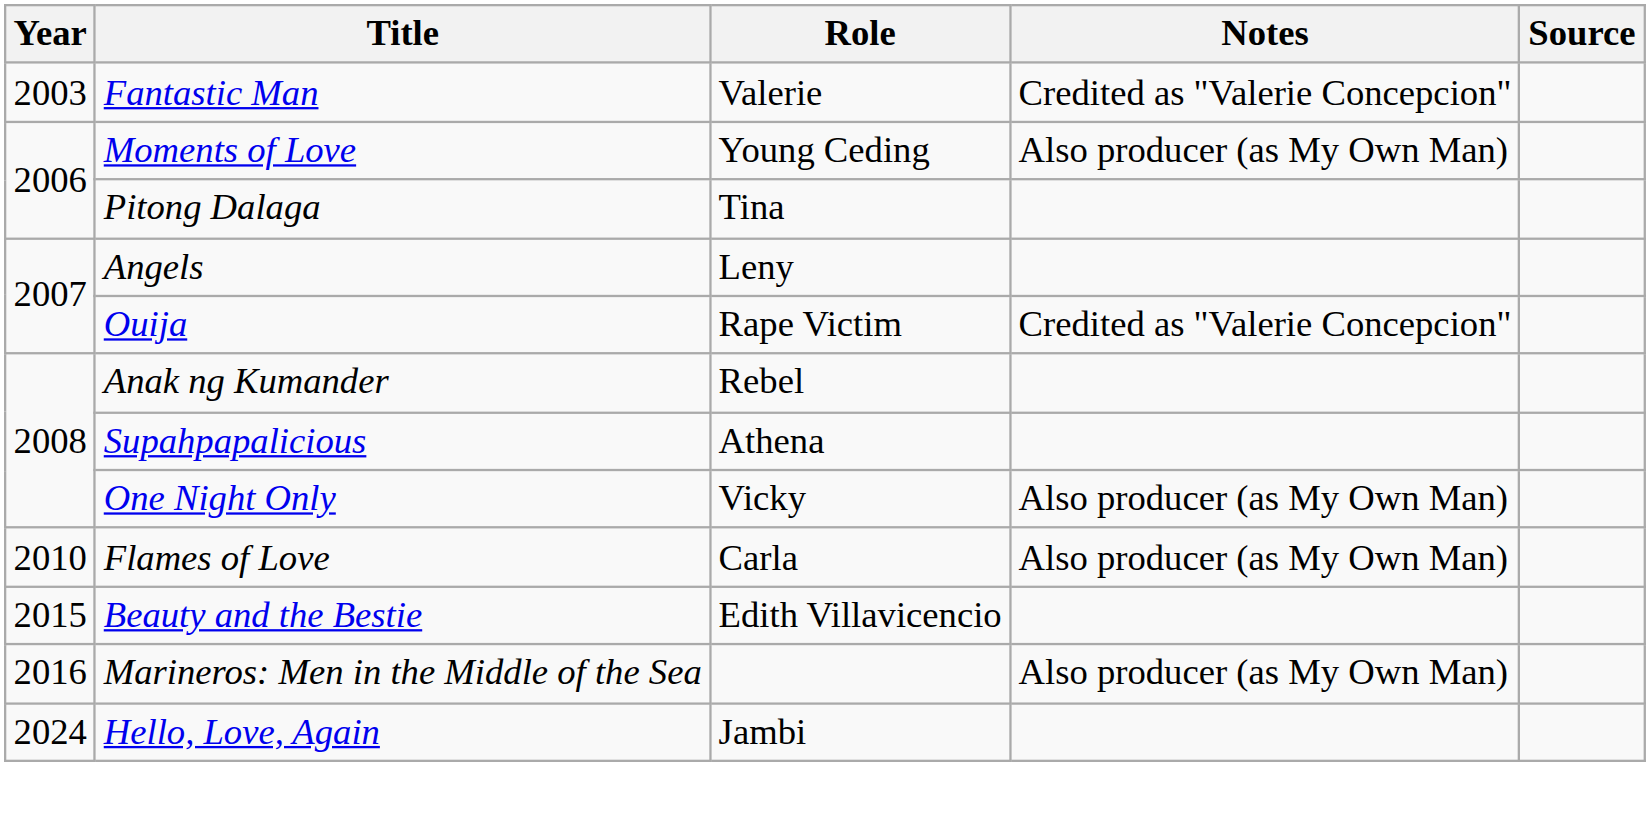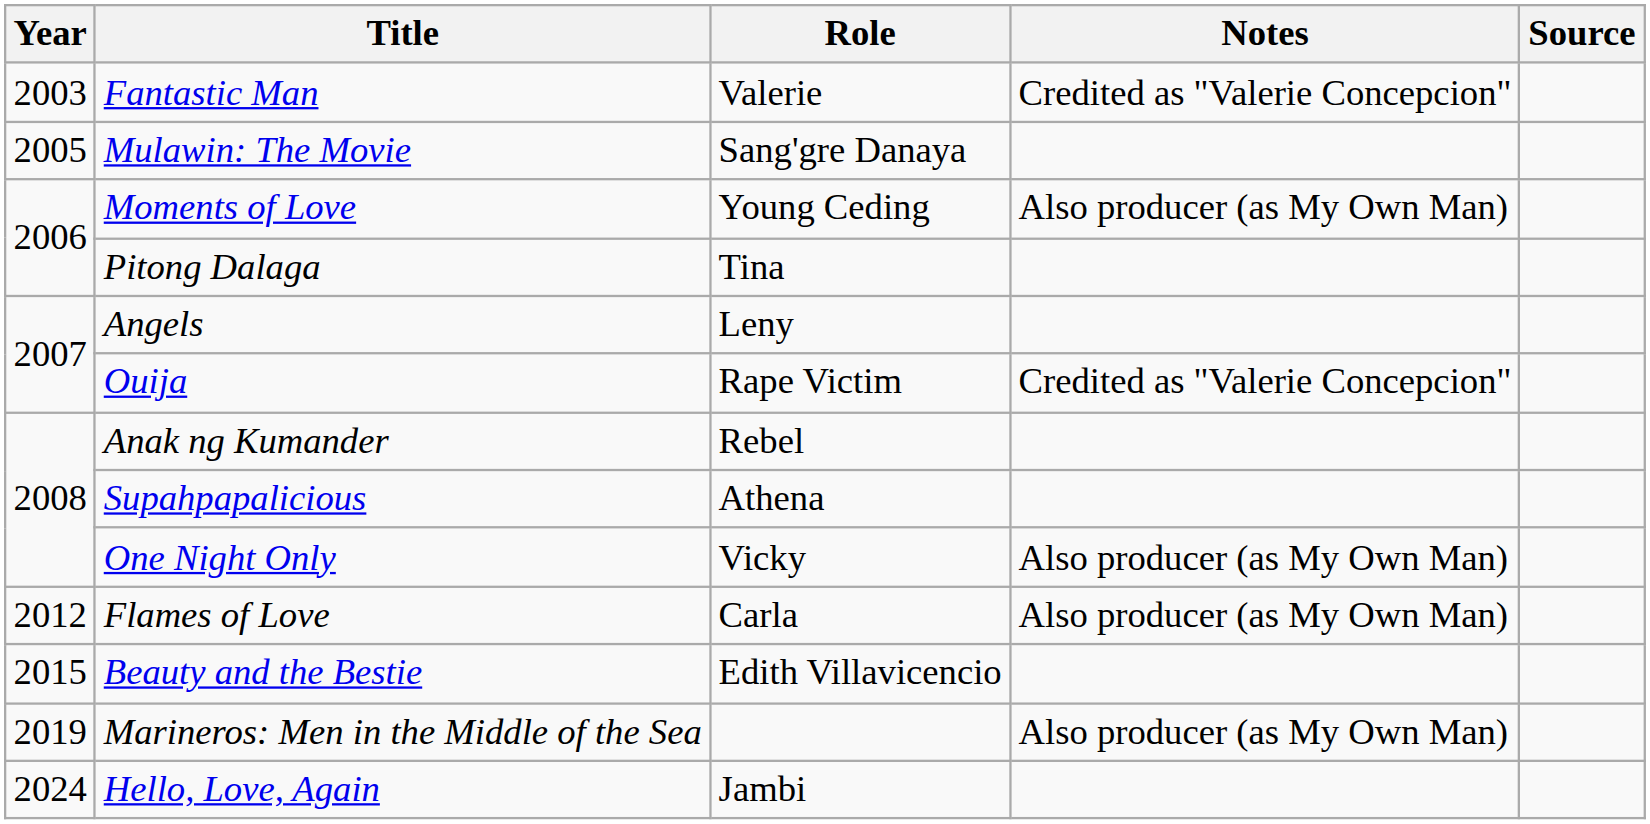+ row: (257, 149)
(50, 556) 2010 -> (50, 614) 2012
(50, 672) 2016 -> (50, 730) 2019
